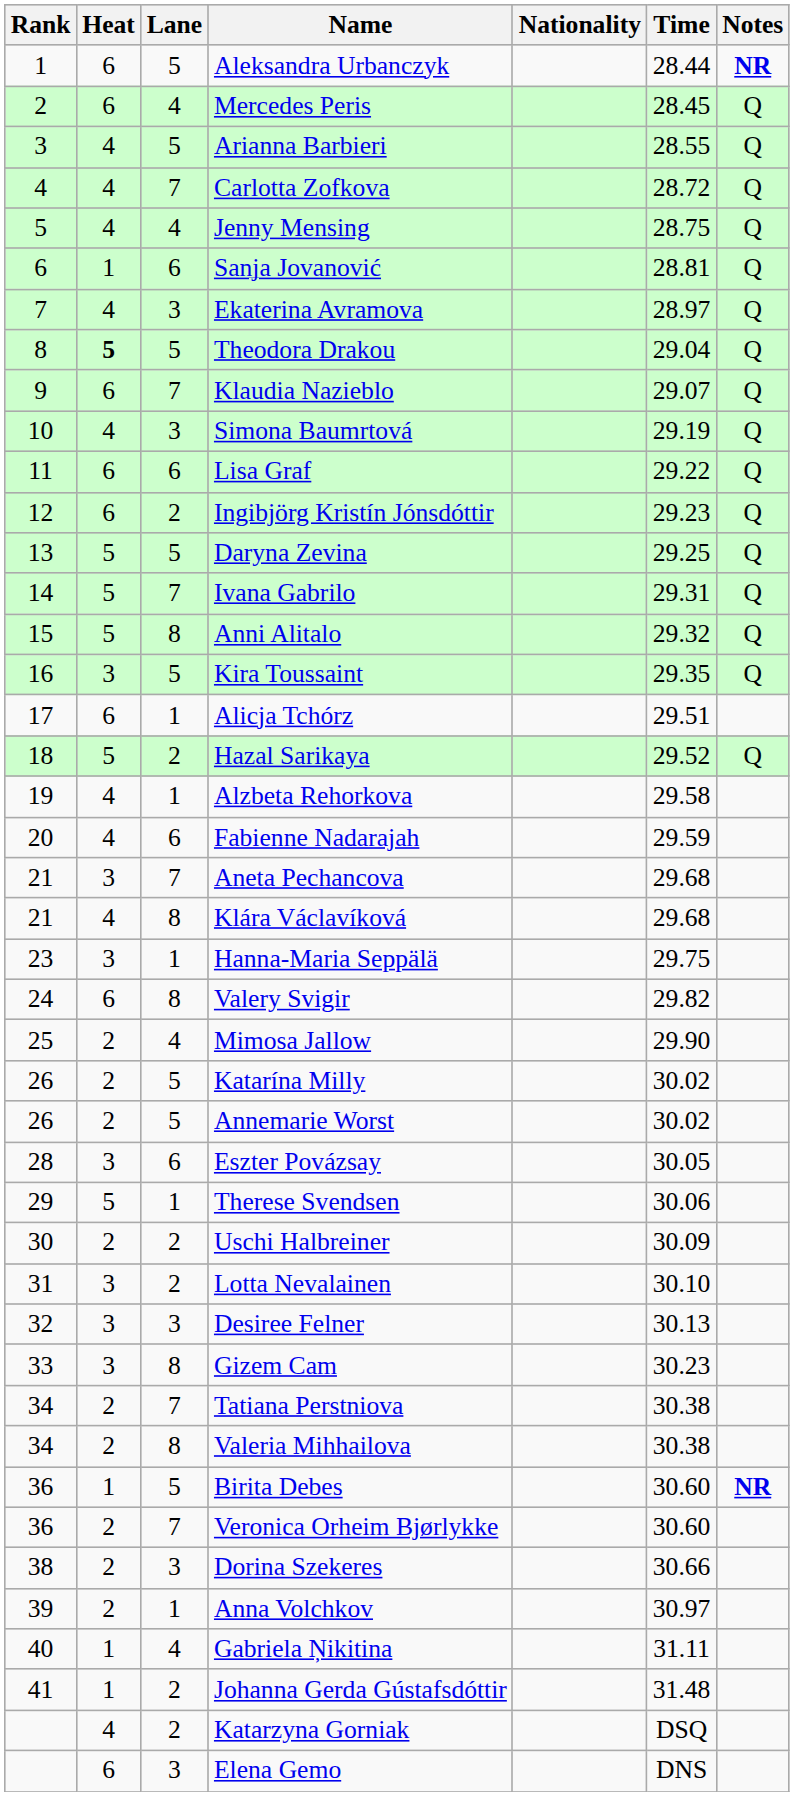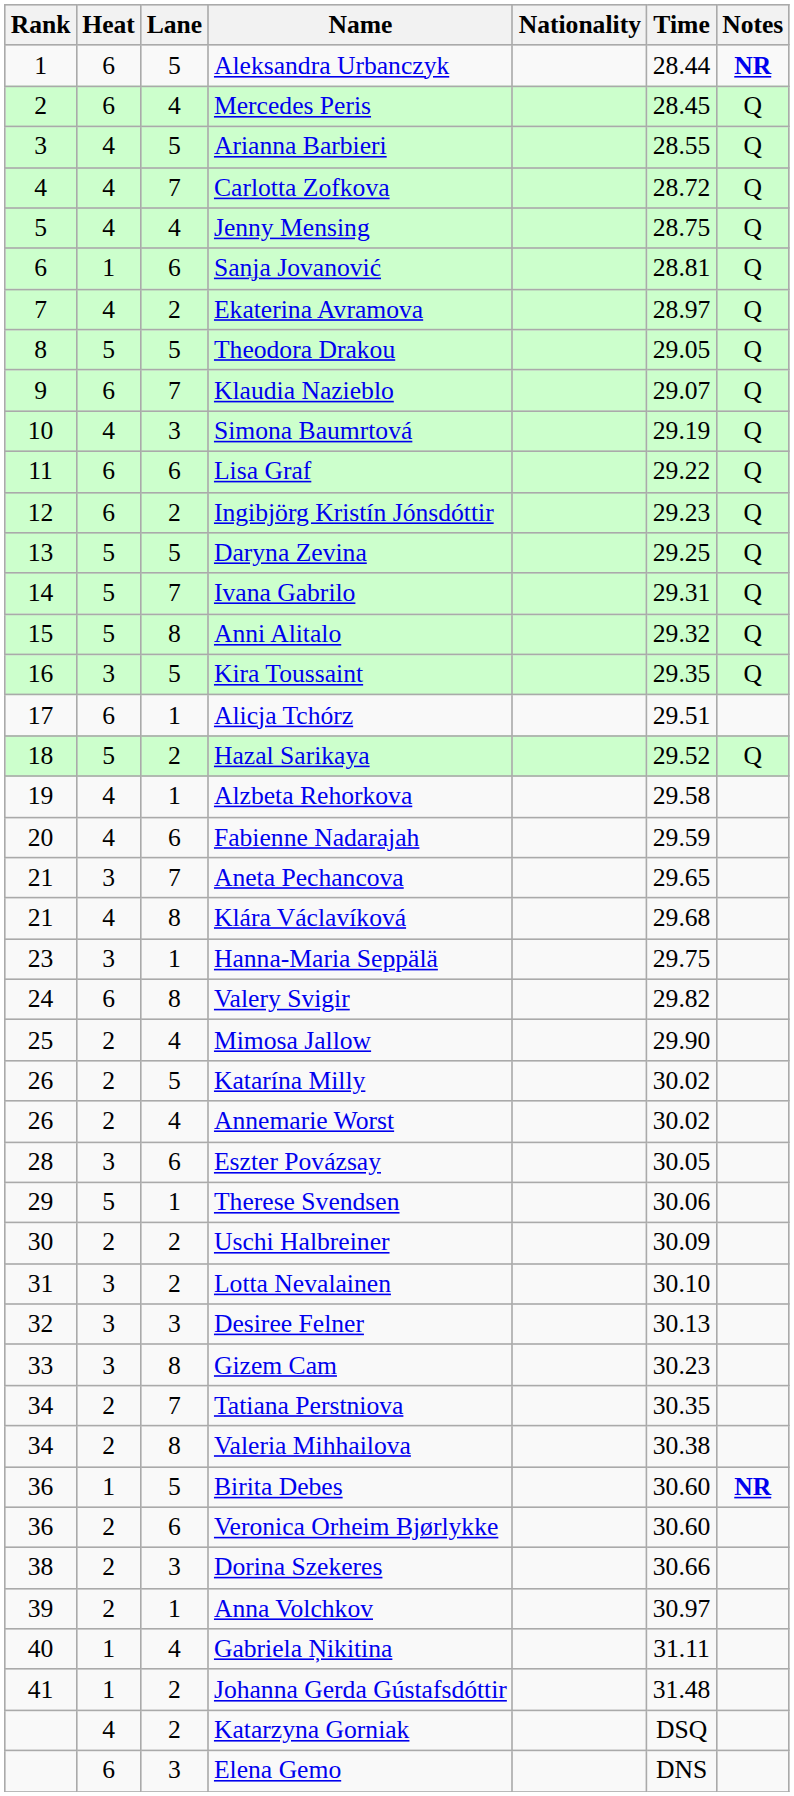(174, 308) 3 -> (174, 308) 2
(109, 349) bold -> (109, 349) normal
(682, 349) 29.04 -> (682, 349) 29.05
(682, 877) 29.68 -> (682, 877) 29.65
(174, 1120) 5 -> (174, 1120) 4
(682, 1405) 30.38 -> (682, 1405) 30.35
(174, 1526) 7 -> (174, 1526) 6
